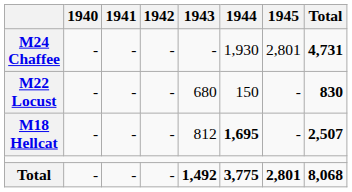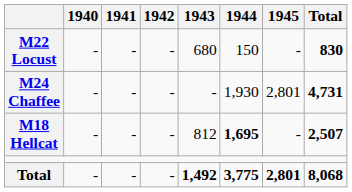rows swapped: (34, 92) <-> (34, 50)
